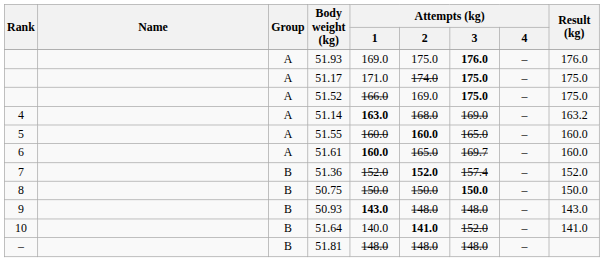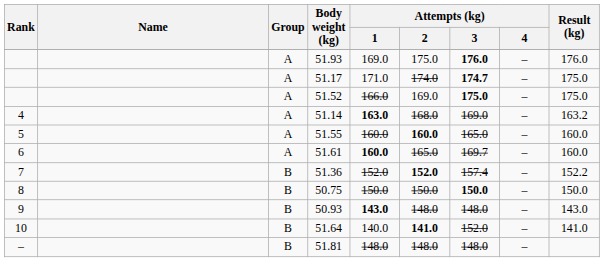(475, 78) 175.0 -> (475, 78) 174.7
(574, 171) 152.0 -> (574, 171) 152.2
